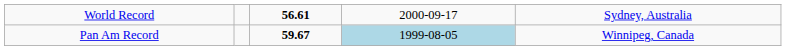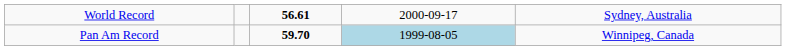(296, 35) 59.67 -> (296, 35) 59.70
